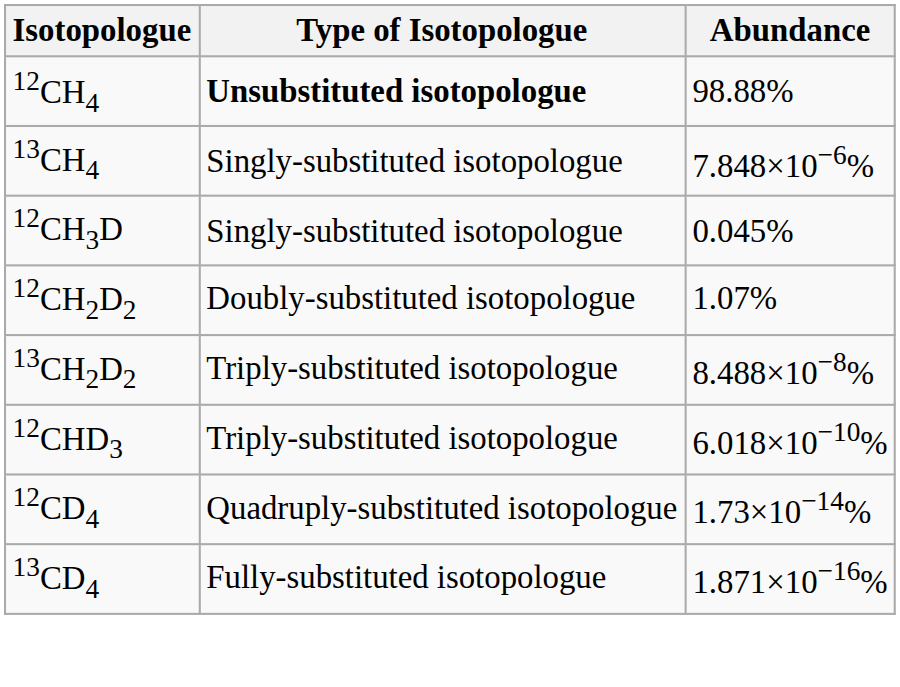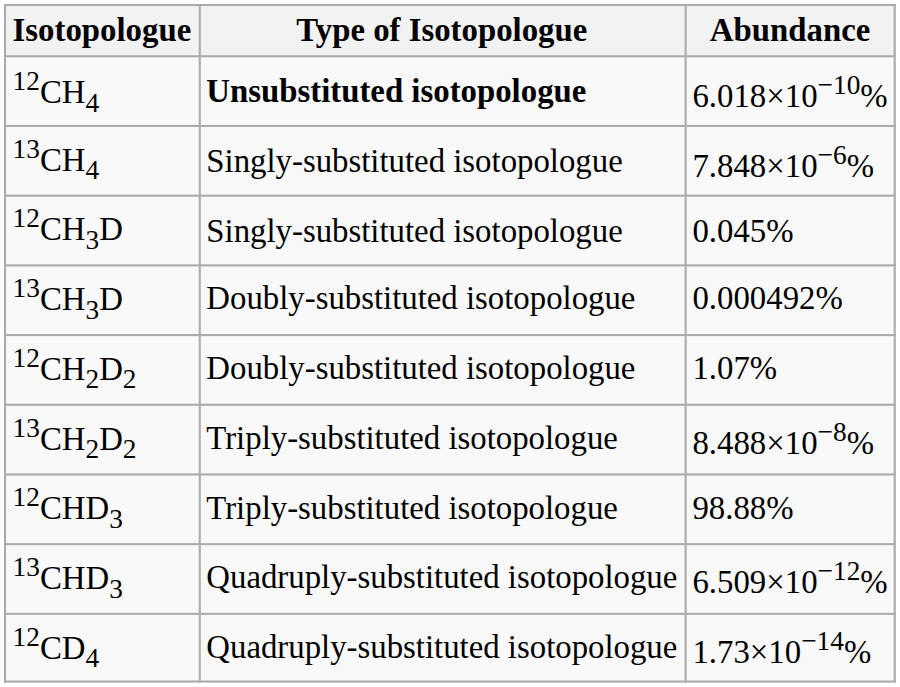(743, 91) 98.88% -> (790, 91) 6.018×10−10%
+ row: (68, 299)
(790, 438) 6.018×10−10% -> (743, 508) 98.88%
+ row: (68, 577)
- row: (56, 577)
